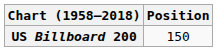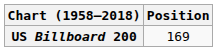(178, 36) 150 -> (178, 36) 169
